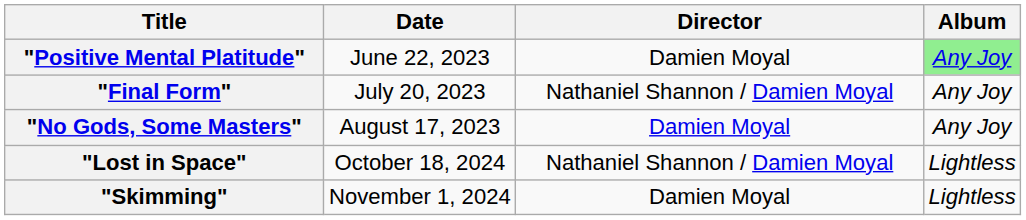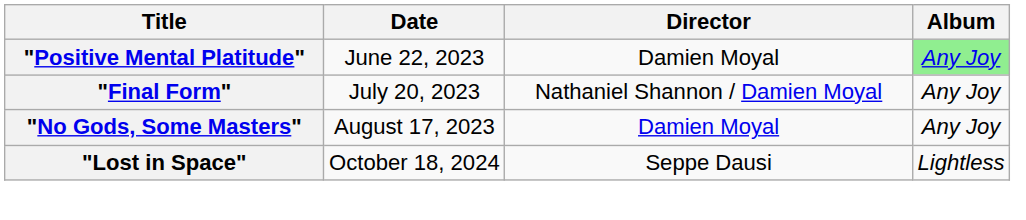(720, 162) Nathaniel Shannon / Damien Moyal -> (709, 162) Seppe Dausi
- row: (164, 197)
